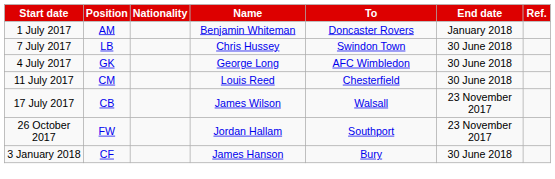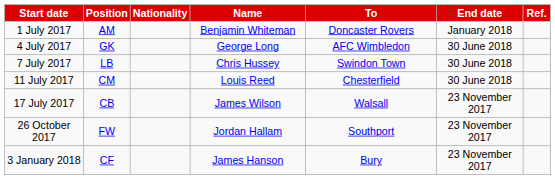rows swapped: (44, 64) <-> (44, 47)
(480, 155) 30 June 2018 -> (480, 161) 23 November 2017
